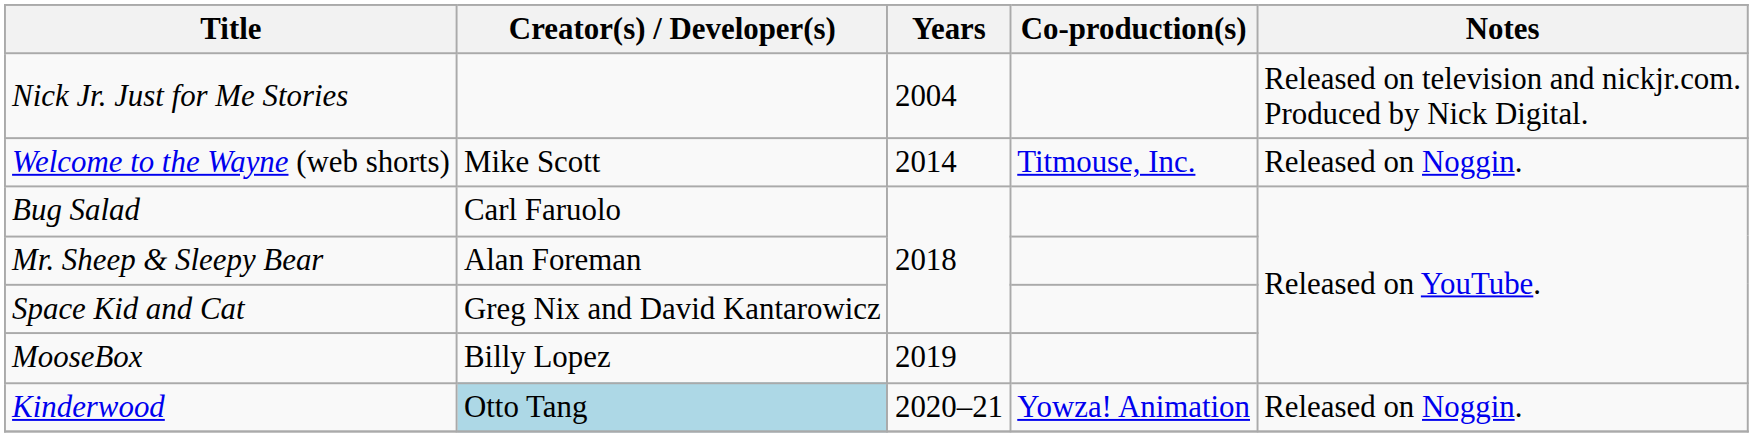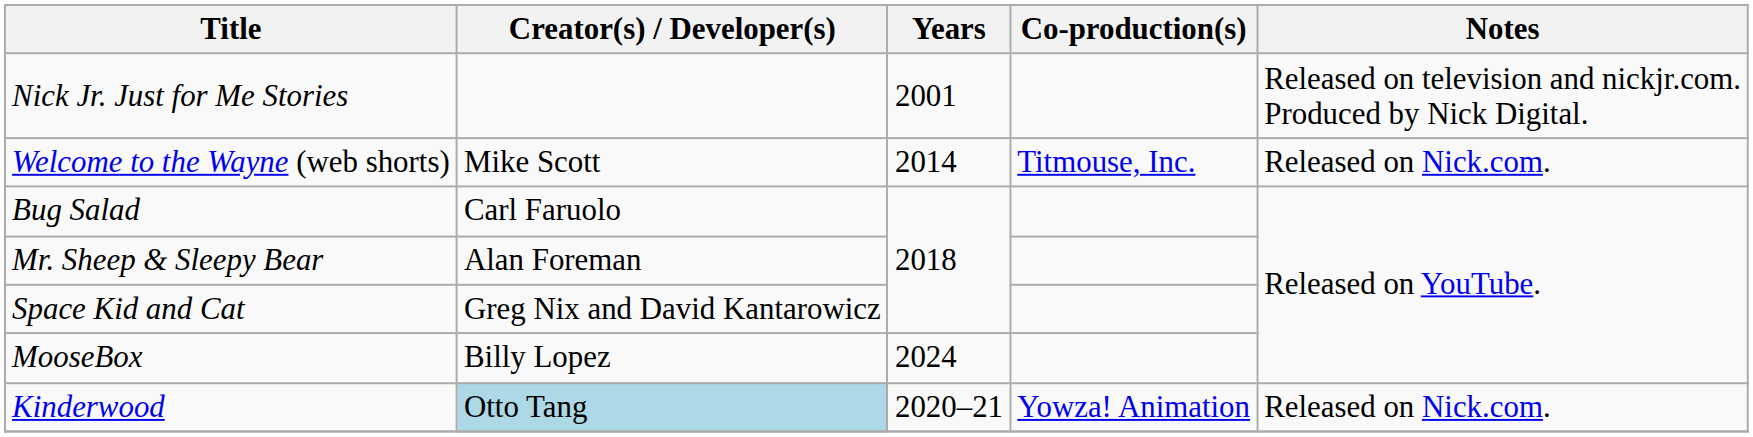(926, 95) 2004 -> (926, 95) 2001
(1393, 161) Released on Noggin. -> (1407, 161) Released on Nick.com.
(926, 357) 2019 -> (926, 357) 2024
(1393, 406) Released on Noggin. -> (1407, 406) Released on Nick.com.
